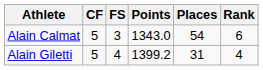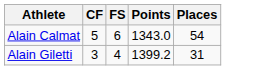- column: (239, 15)
(117, 35) 3 -> (117, 35) 6
(95, 55) 5 -> (95, 55) 3
